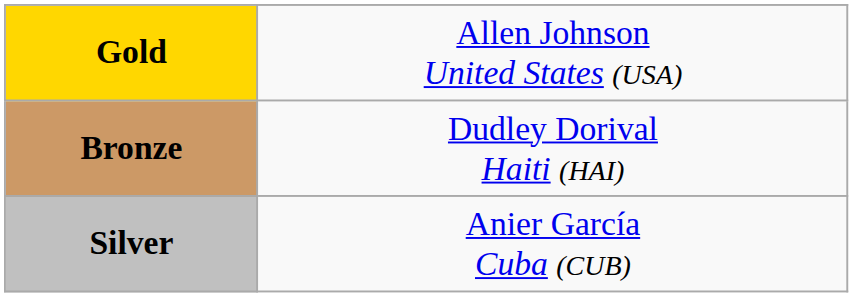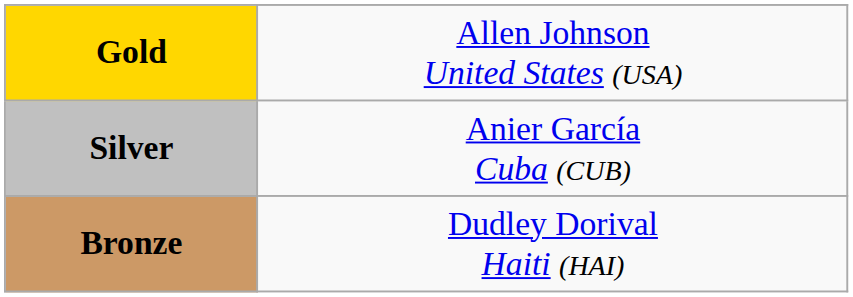rows swapped: (131, 242) <-> (131, 147)
